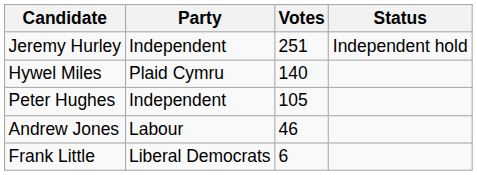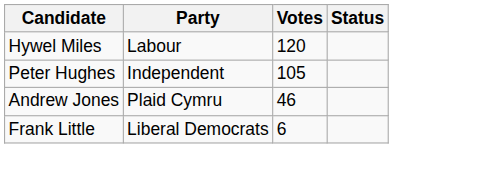- row: (65, 45)
(177, 73) Plaid Cymru -> (154, 45) Labour
(293, 73) 140 -> (291, 45) 120
(156, 128) Labour -> (175, 101) Plaid Cymru
